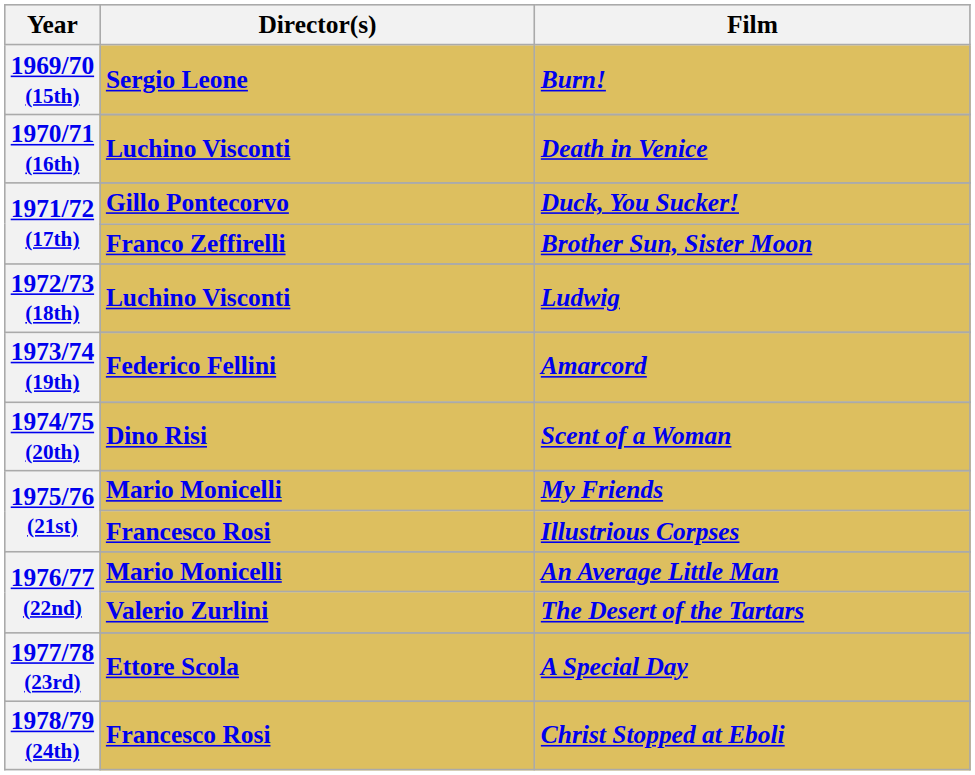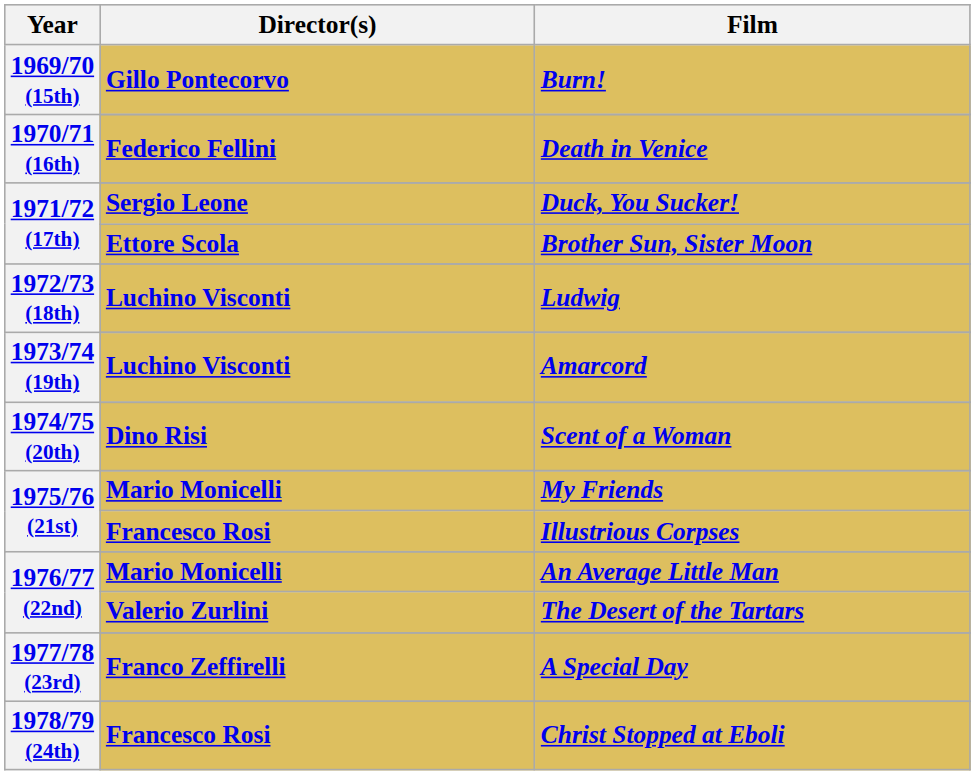(177, 79) Sergio Leone -> (197, 79) Gillo Pontecorvo
(198, 148) Luchino Visconti -> (191, 148) Federico Fellini
(197, 202) Gillo Pontecorvo -> (177, 202) Sergio Leone
(196, 243) Franco Zeffirelli -> (172, 243) Ettore Scola
(191, 366) Federico Fellini -> (198, 366) Luchino Visconti
(172, 666) Ettore Scola -> (196, 666) Franco Zeffirelli
